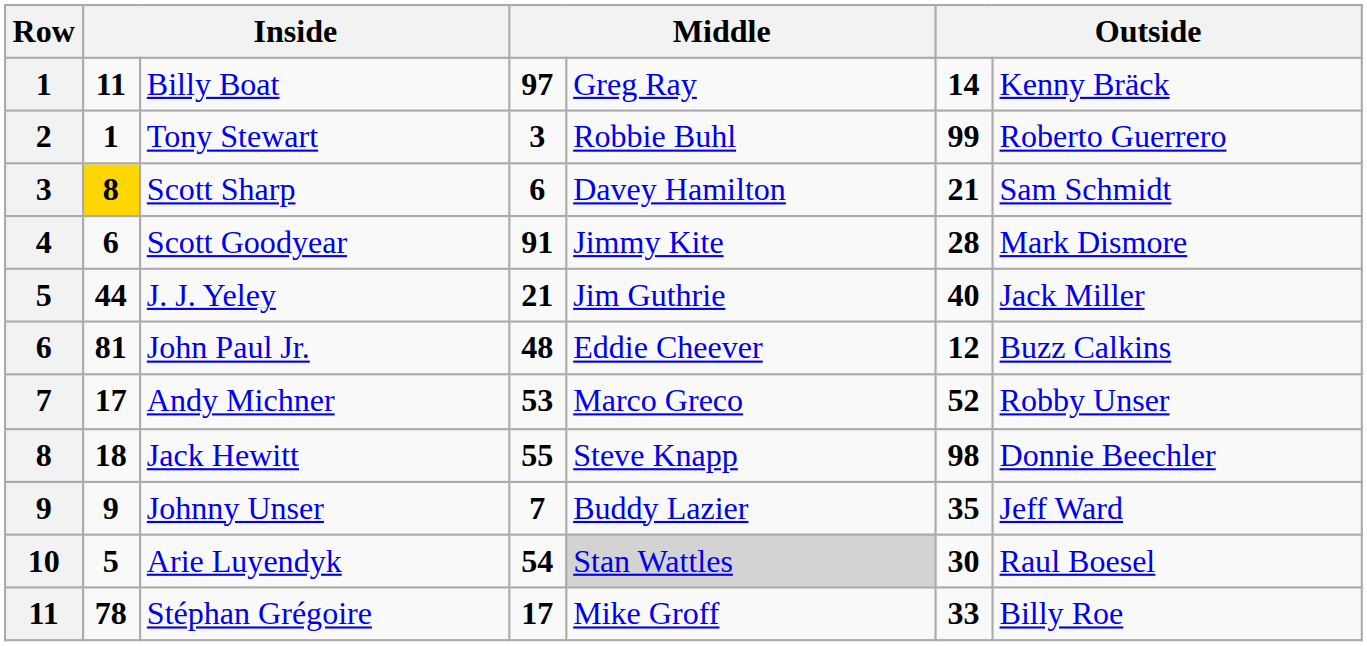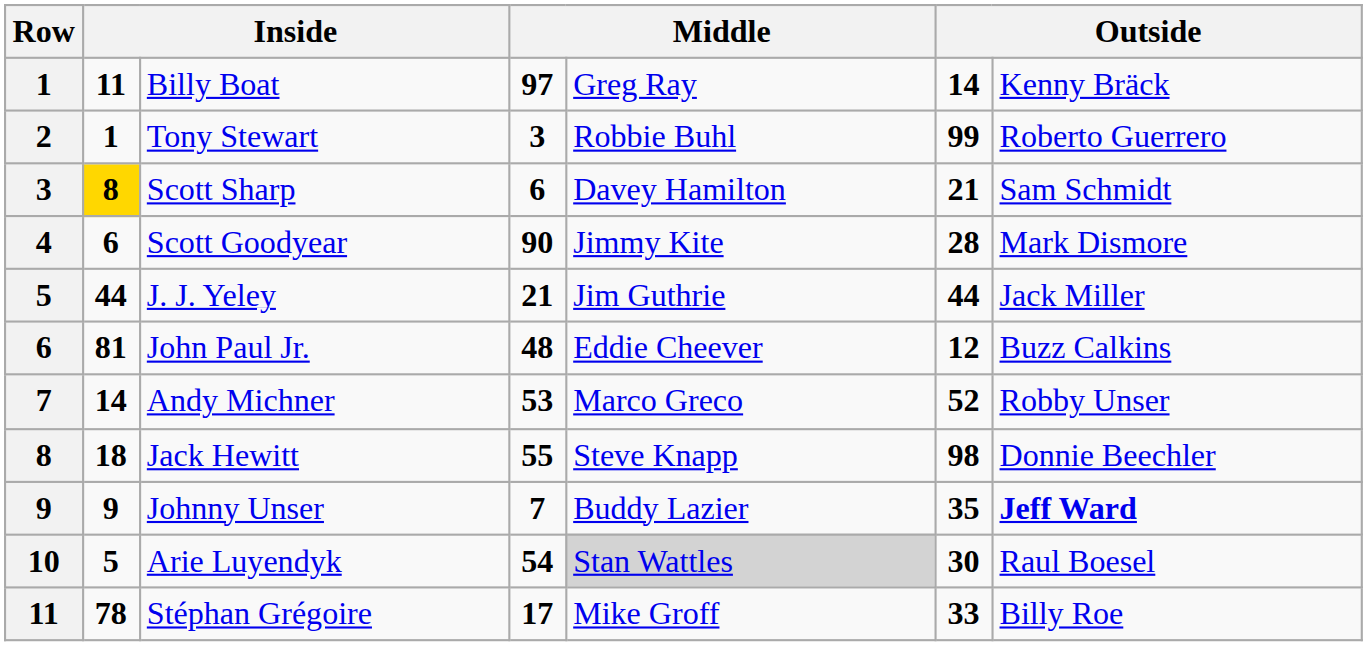(537, 242) 91 -> (537, 242) 90
(964, 295) 40 -> (964, 295) 44
(111, 401) 17 -> (111, 401) 14
(1061, 507) normal -> (1068, 507) bold
